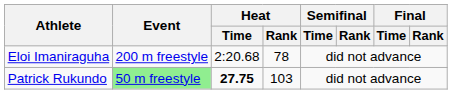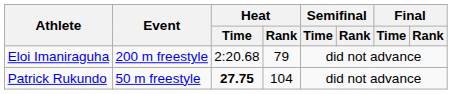(281, 57) 78 -> (281, 57) 79
(158, 79) lightgreen background -> (158, 79) no background
(281, 79) 103 -> (281, 79) 104
